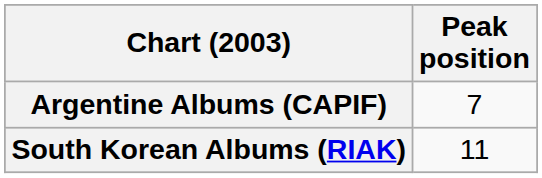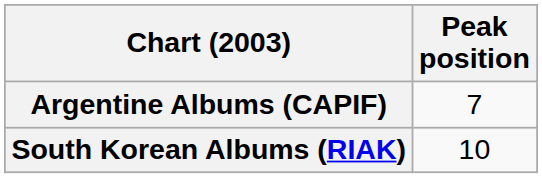(474, 149) 11 -> (474, 149) 10
